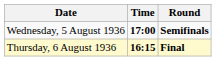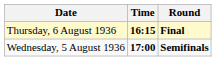rows swapped: (66, 30) <-> (61, 47)
